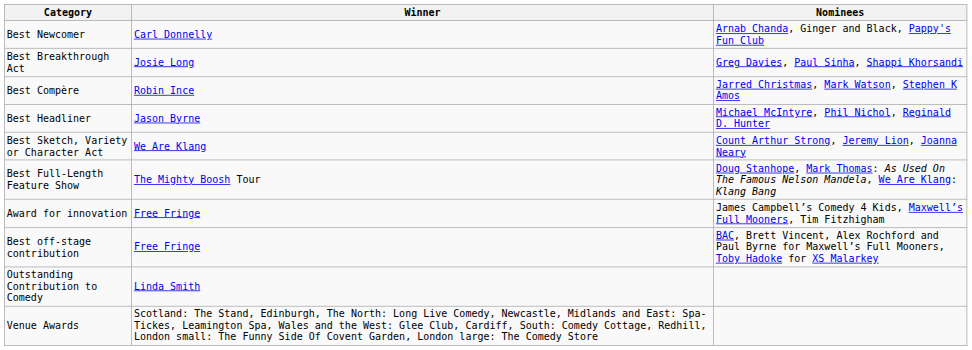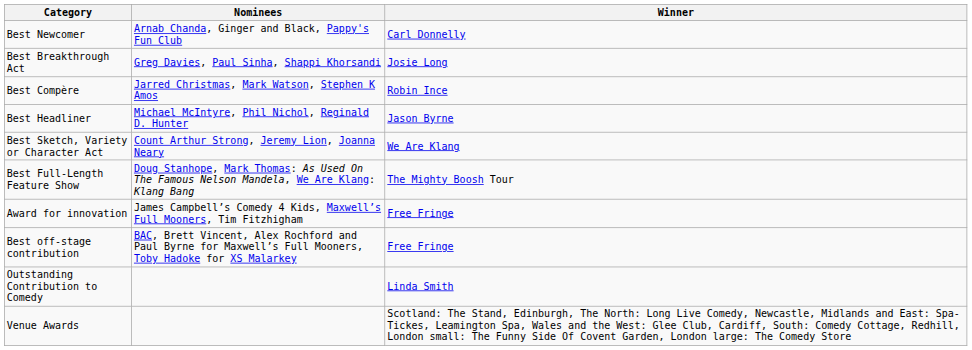columns swapped: (423, 13) <-> (840, 13)
